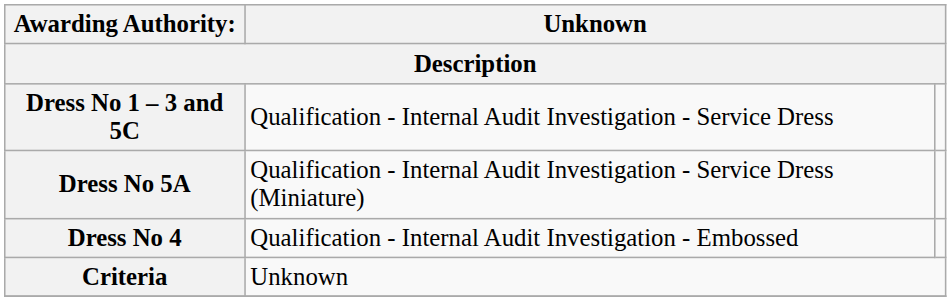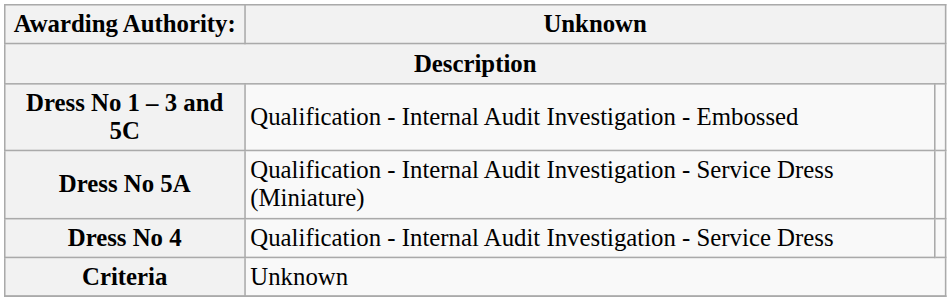(542, 116) Qualification - Internal Audit Investigation - Service Dress -> (524, 116) Qualification - Internal Audit Investigation - Embossed
(524, 237) Qualification - Internal Audit Investigation - Embossed -> (542, 237) Qualification - Internal Audit Investigation - Service Dress
